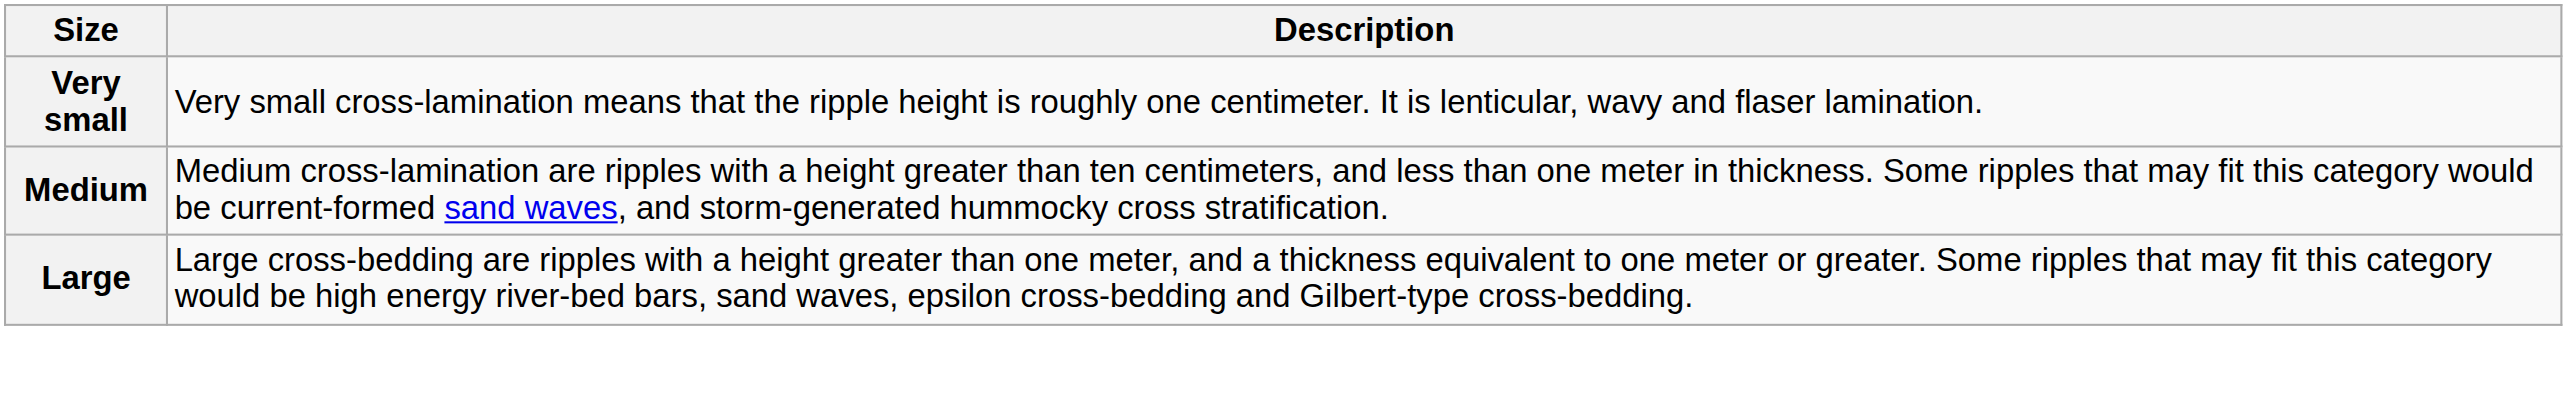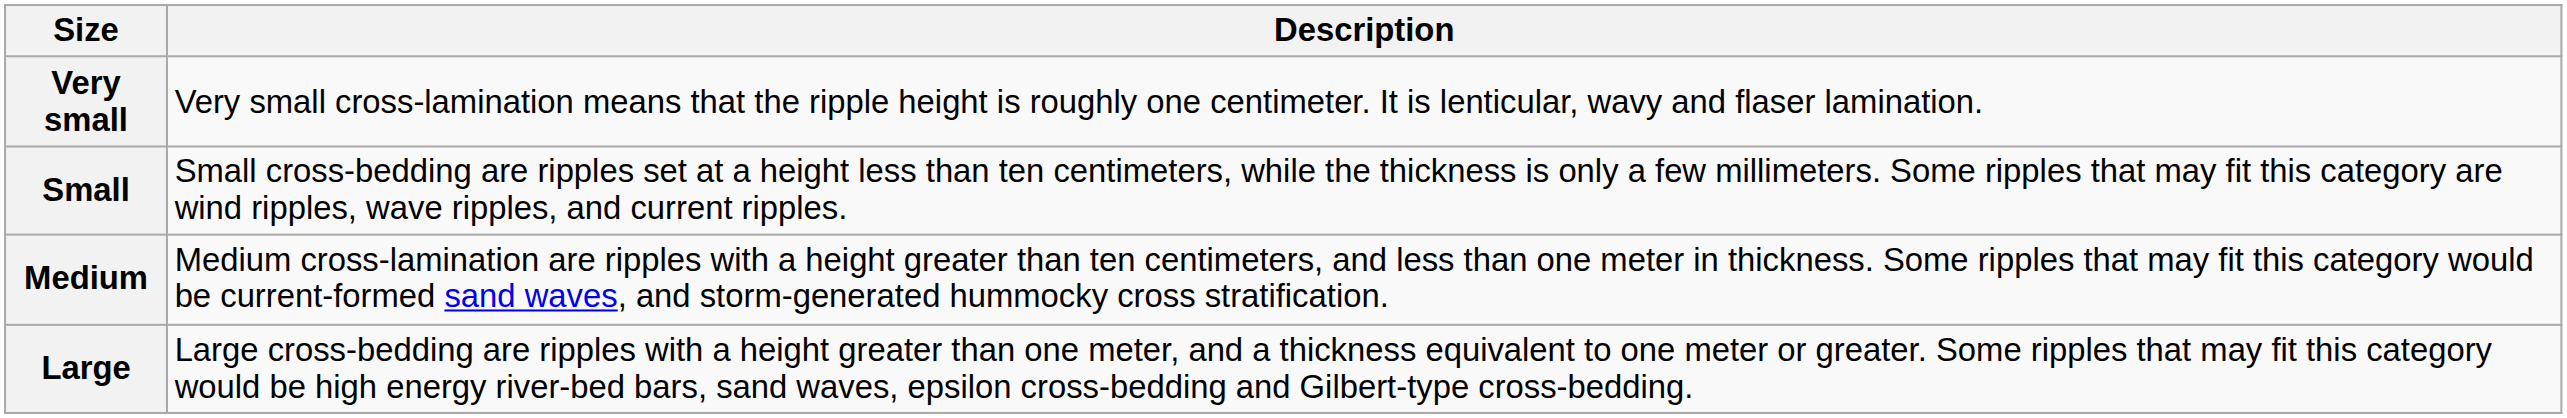+ row: (86, 189)
